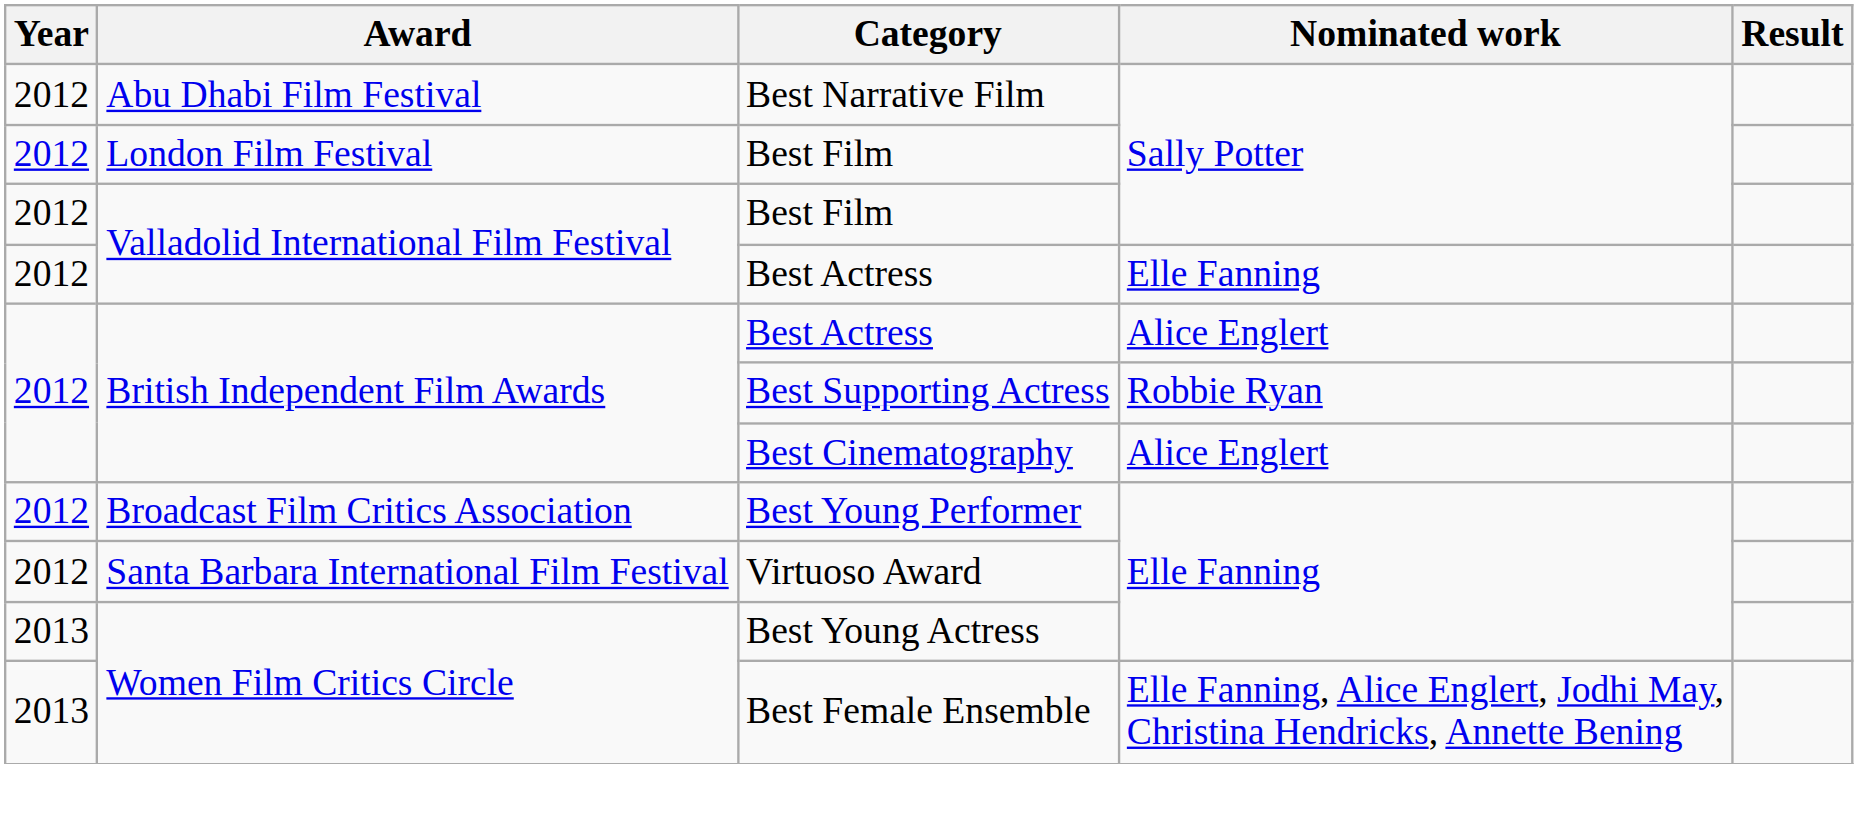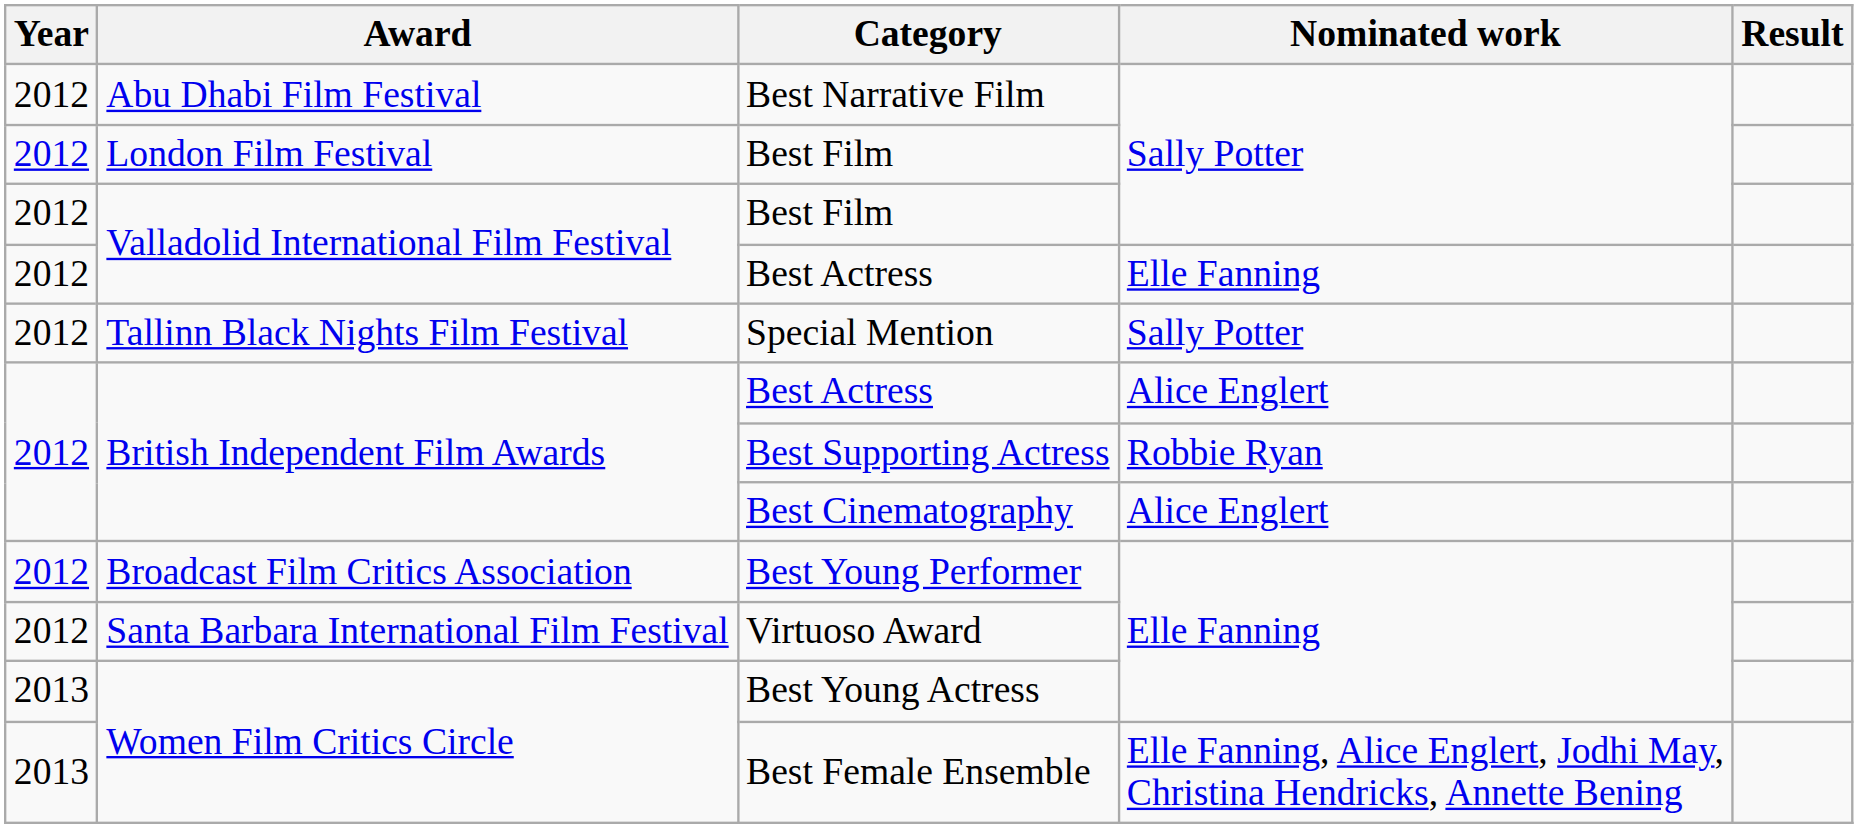+ row: (367, 332)
